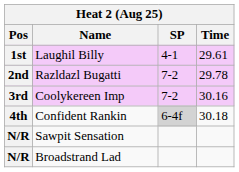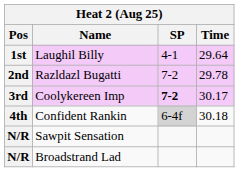(214, 55) 29.61 -> (214, 55) 29.64
(170, 95) normal -> (170, 95) bold
(214, 95) 30.16 -> (214, 95) 30.17
